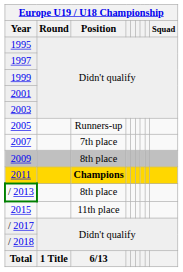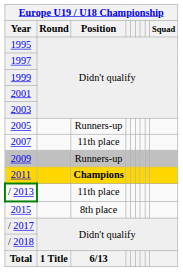(99, 142) 7th place -> (99, 142) 11th place
(99, 158) 8th place -> (99, 158) Runners-up
(99, 192) 8th place -> (99, 192) 11th place
(99, 209) 11th place -> (99, 209) 8th place
